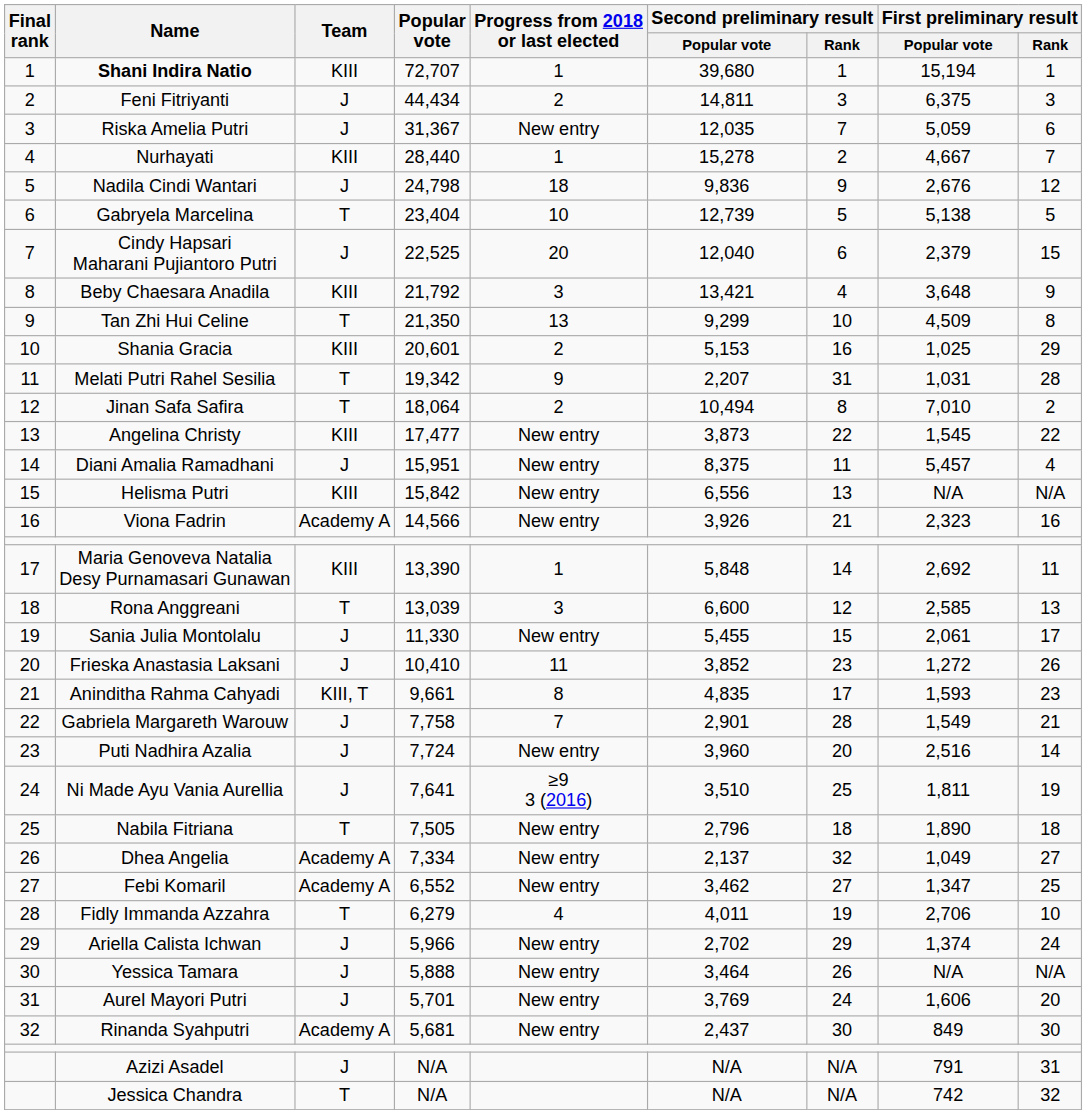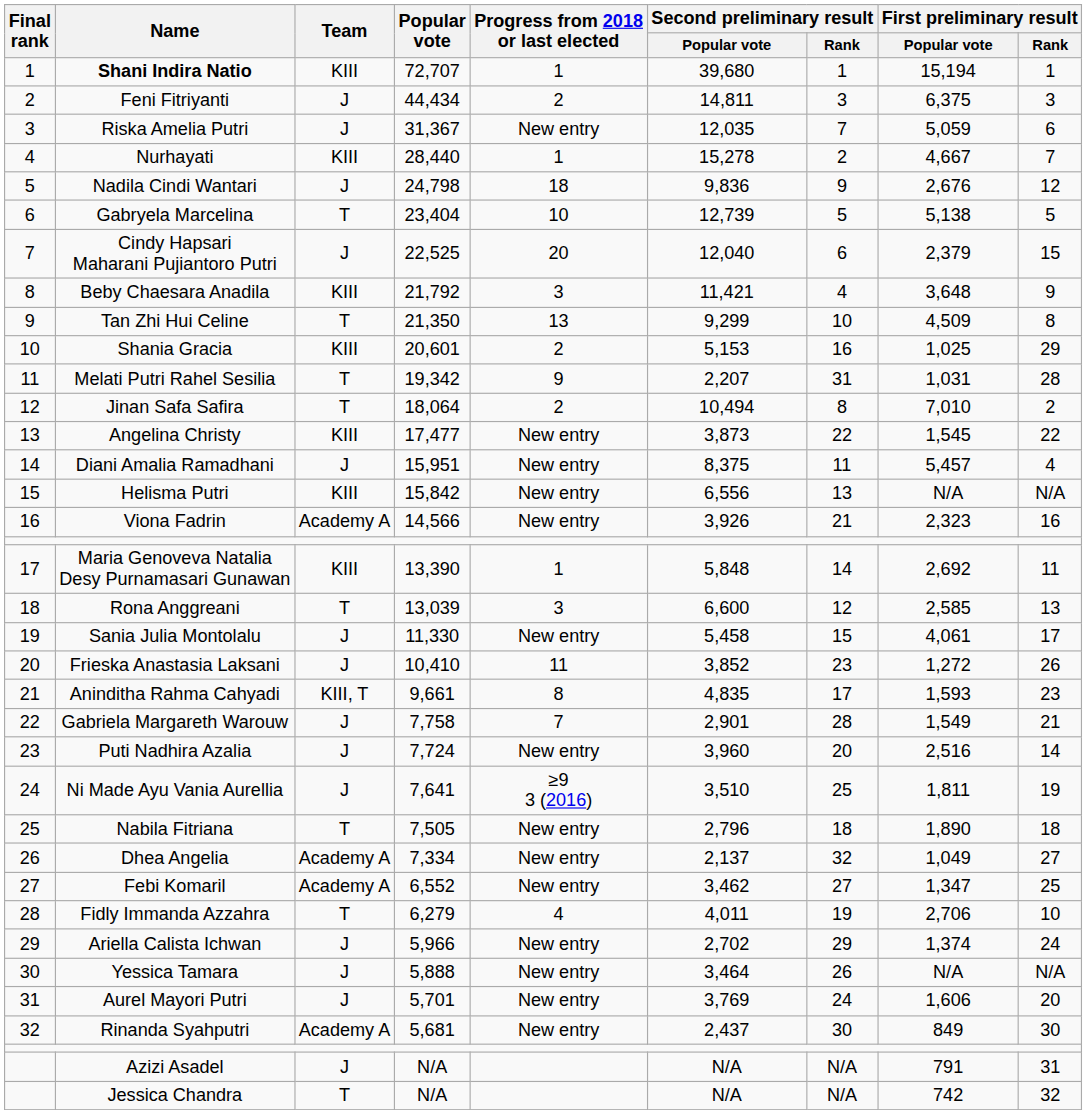(727, 292) 13,421 -> (727, 292) 11,421
(727, 636) 5,455 -> (727, 636) 5,458
(948, 636) 2,061 -> (948, 636) 4,061
